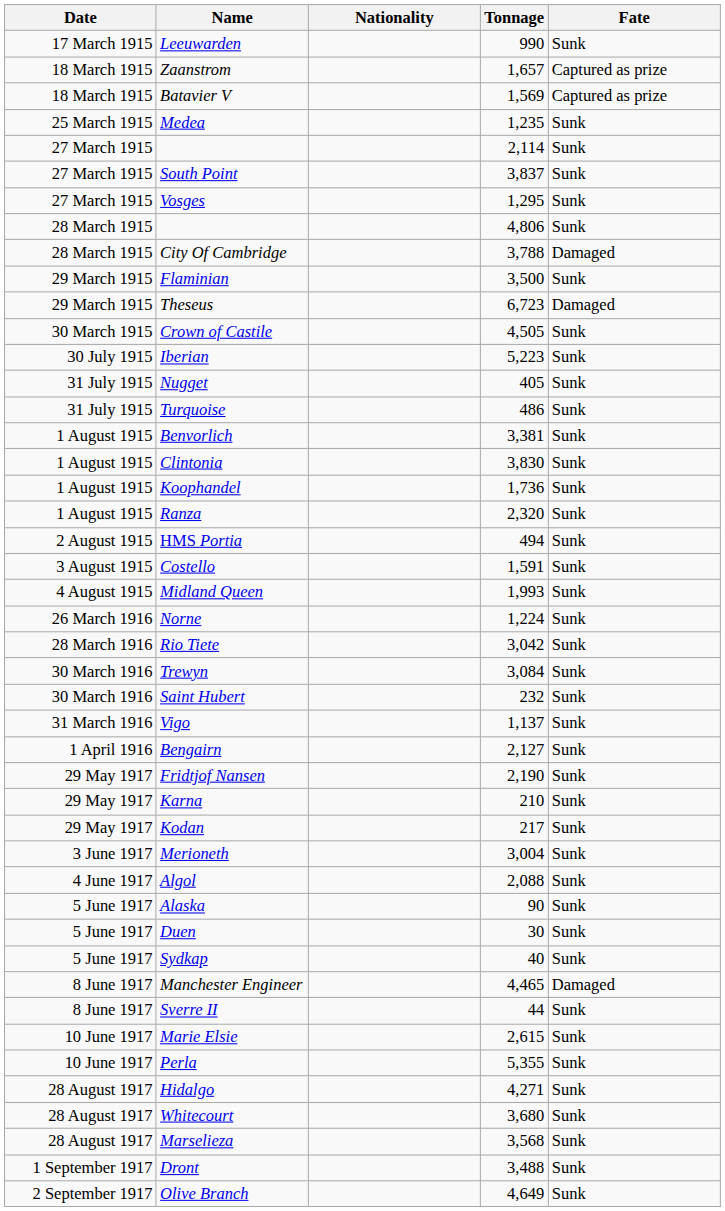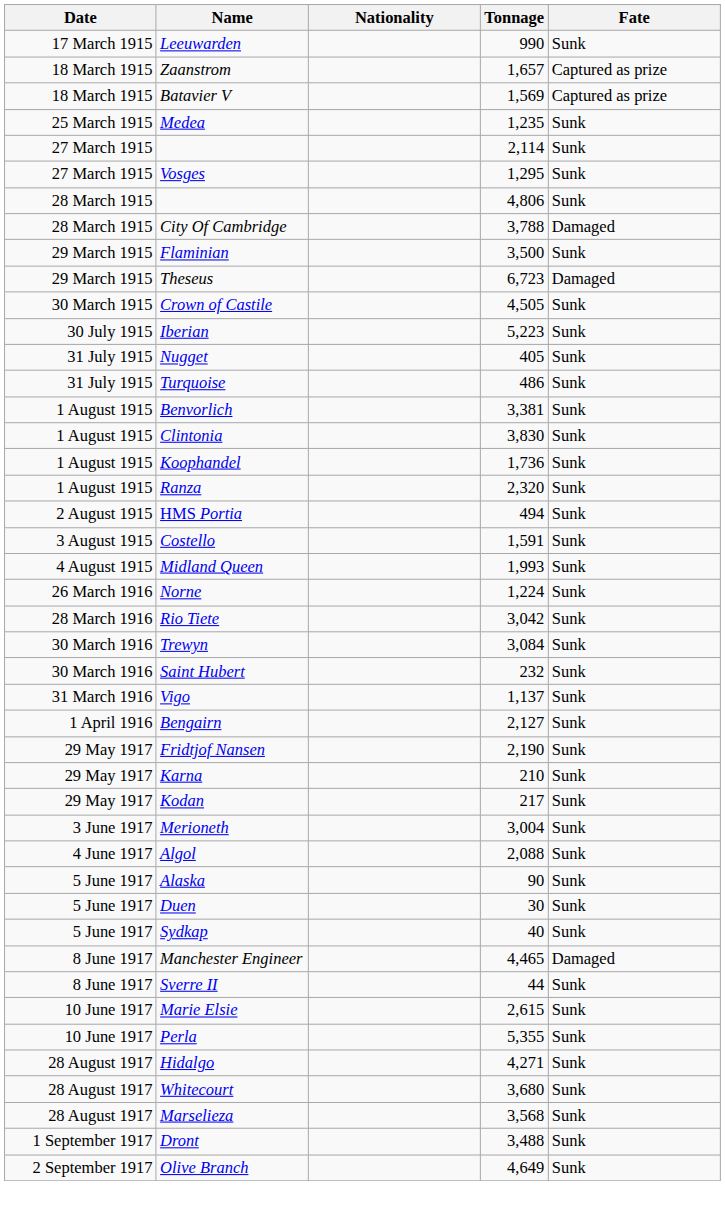- row: (199, 174)
